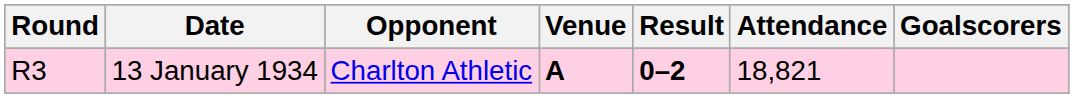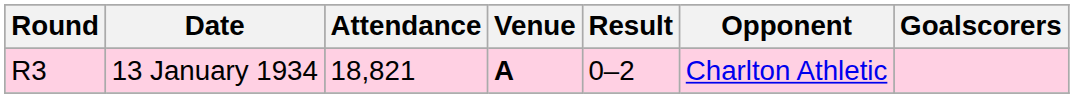columns swapped: (431, 26) <-> (812, 26)
(662, 70) bold -> (612, 70) normal
